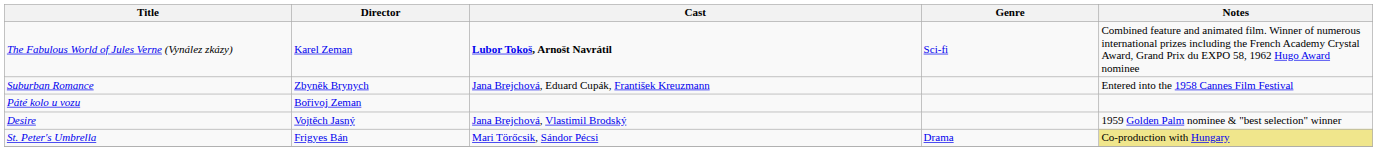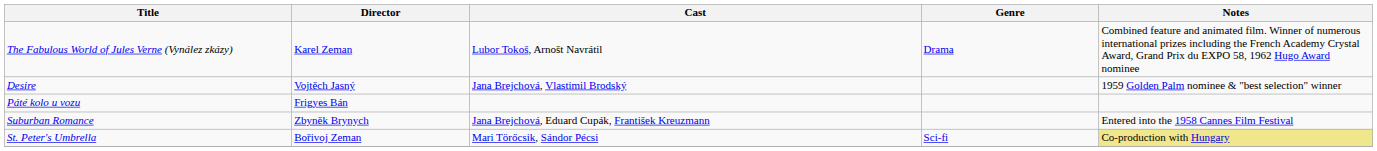(542, 49) bold -> (537, 49) normal
(936, 49) Sci-fi -> (939, 49) Drama
rows swapped: (50, 85) <-> (21, 120)
(328, 103) Bořivoj Zeman -> (321, 103) Frigyes Bán
(321, 138) Frigyes Bán -> (328, 138) Bořivoj Zeman
(939, 138) Drama -> (936, 138) Sci-fi
